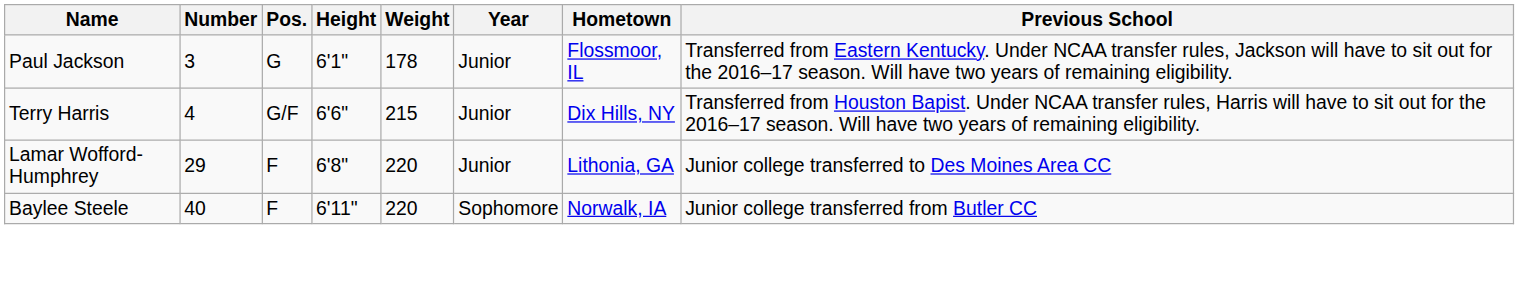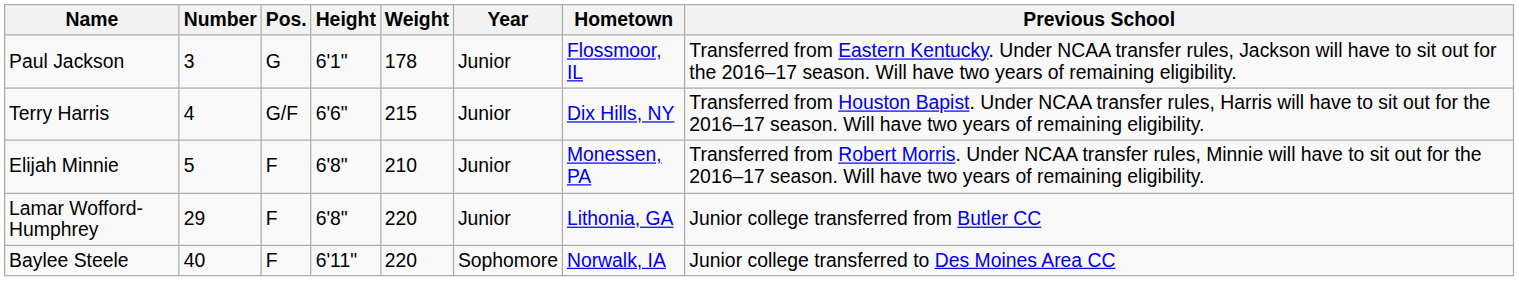+ row: (64, 166)
(898, 166) Junior college transferred to Des Moines Area CC -> (865, 218) Junior college transferred from Butler CC
(861, 208) Junior college transferred from Butler CC -> (902, 260) Junior college transferred to Des Moines Area CC
